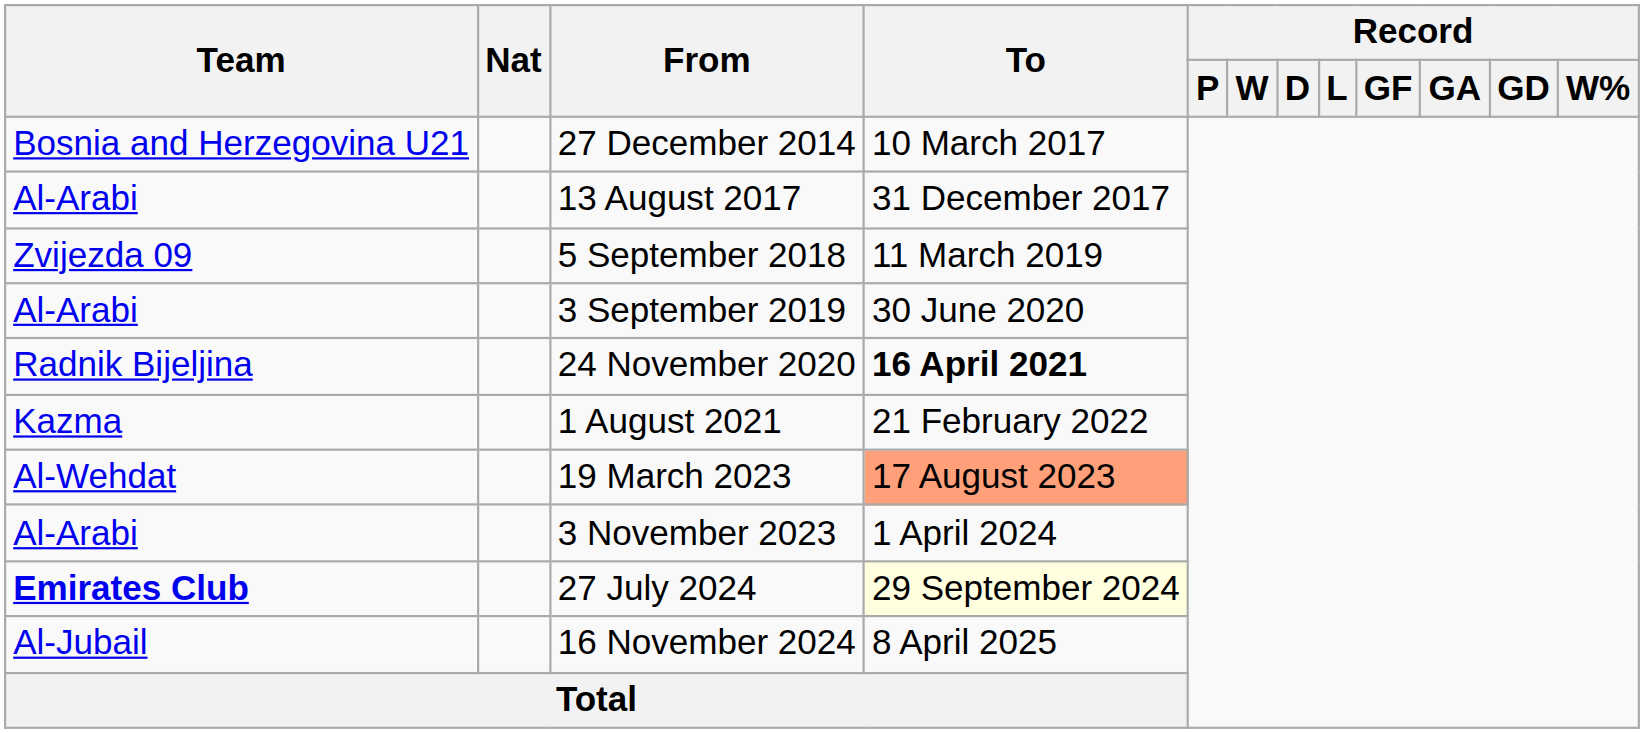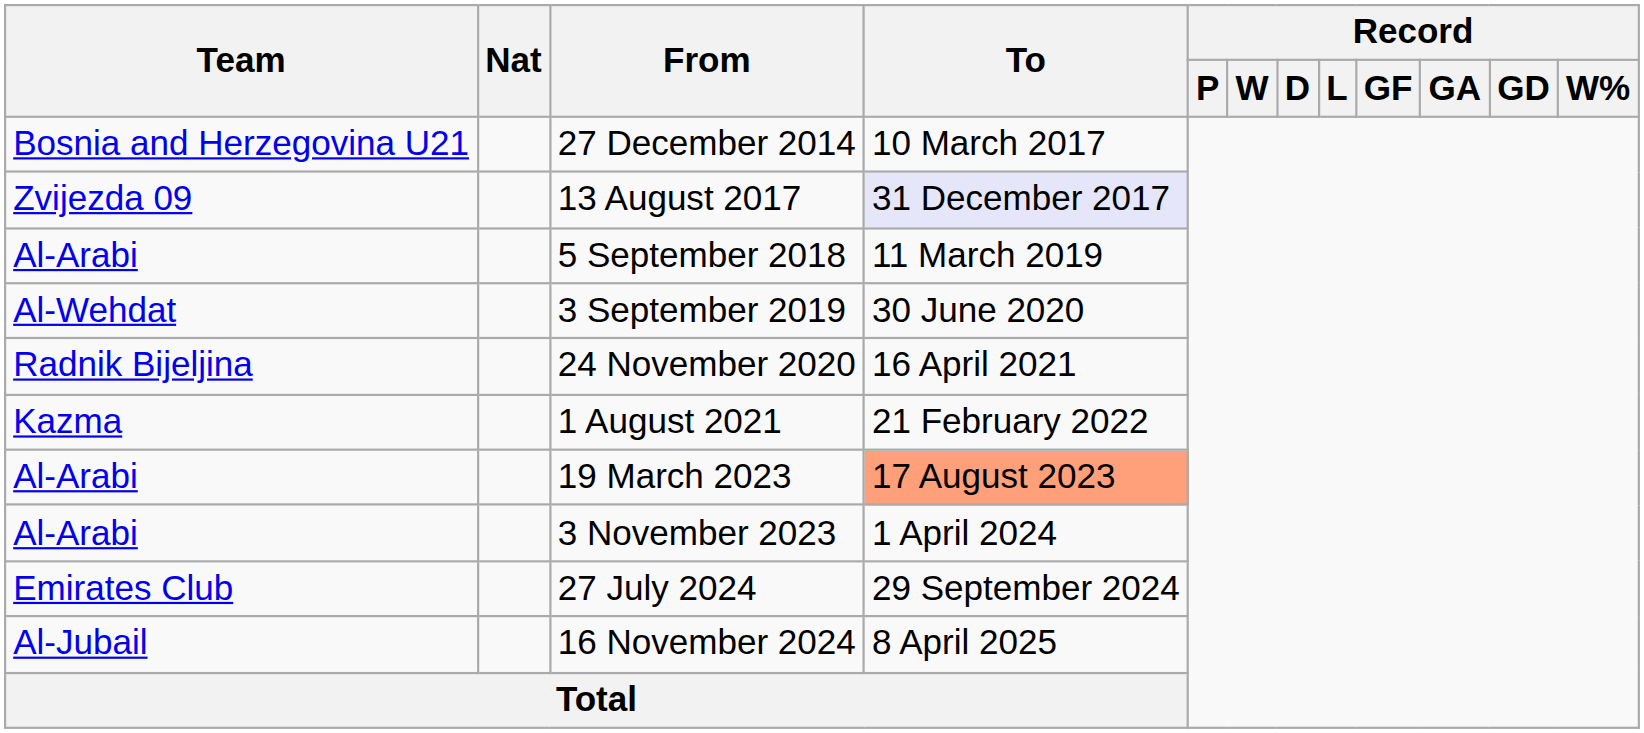(75, 198) Al-Arabi -> (103, 198) Zvijezda 09
(1021, 198) no background -> (1021, 198) lavender background
(103, 254) Zvijezda 09 -> (75, 254) Al-Arabi
(75, 310) Al-Arabi -> (95, 310) Al-Wehdat
(979, 365) bold -> (974, 365) normal
(95, 476) Al-Wehdat -> (75, 476) Al-Arabi
(131, 587) bold -> (123, 587) normal
(1026, 587) lightyellow background -> (1026, 587) no background
